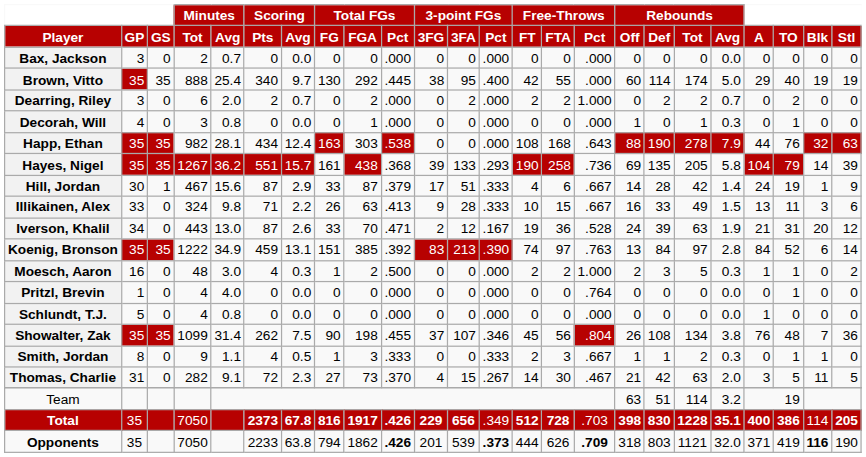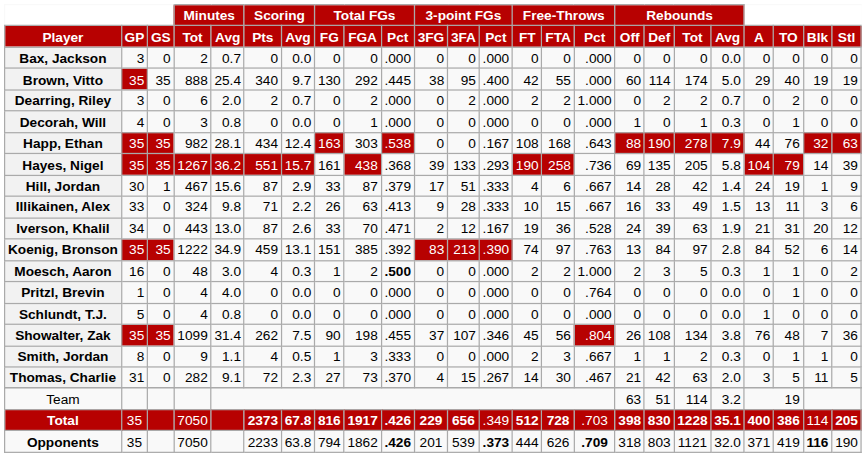(496, 143) .000 -> (496, 143) .167
(398, 271) normal -> (398, 271) bold
(496, 356) .333 -> (496, 356) .000
